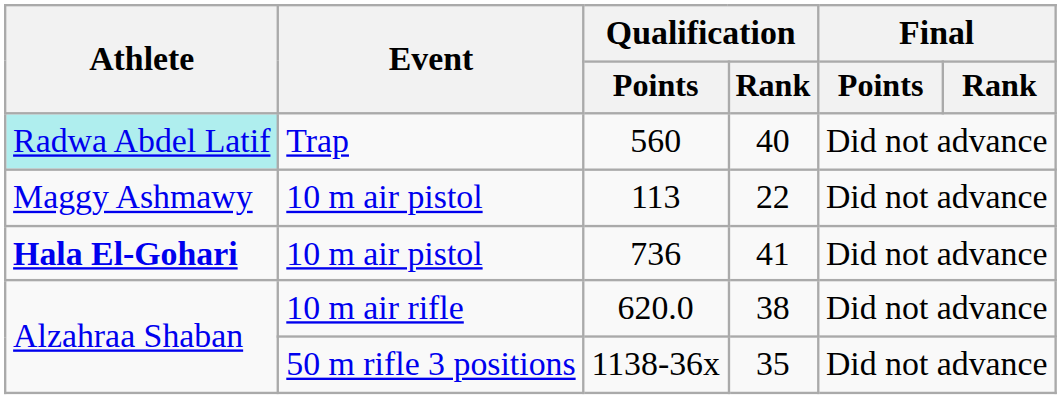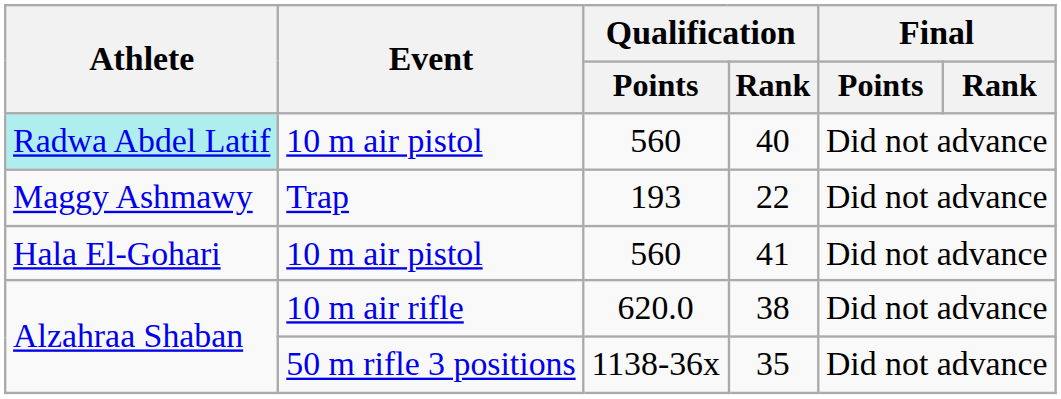(318, 141) Trap -> (384, 141) 10 m air pistol
(384, 197) 10 m air pistol -> (318, 197) Trap
(656, 197) 113 -> (656, 197) 193
(125, 253) bold -> (117, 253) normal
(656, 253) 736 -> (656, 253) 560
